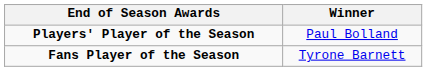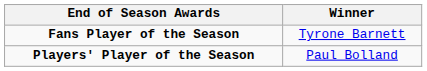rows swapped: (144, 56) <-> (144, 36)
